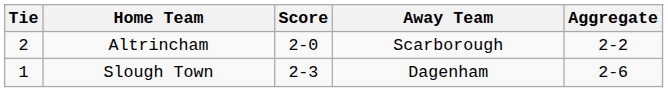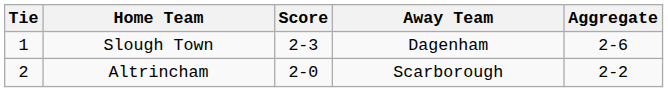rows swapped: (158, 72) <-> (158, 45)
